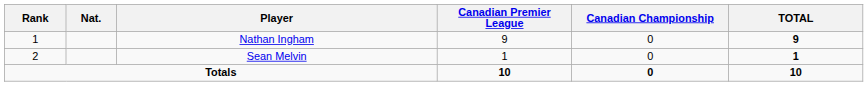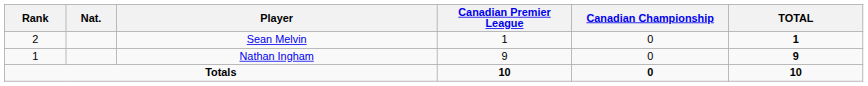rows swapped: (277, 39) <-> (277, 56)
